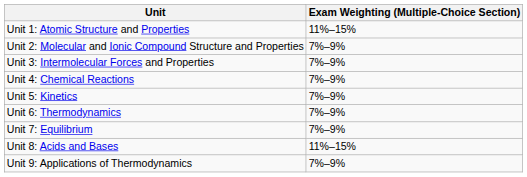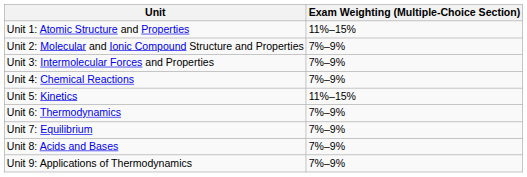(327, 96) 7%–9% -> (332, 96) 11%–15%
(332, 146) 11%–15% -> (327, 146) 7%–9%
